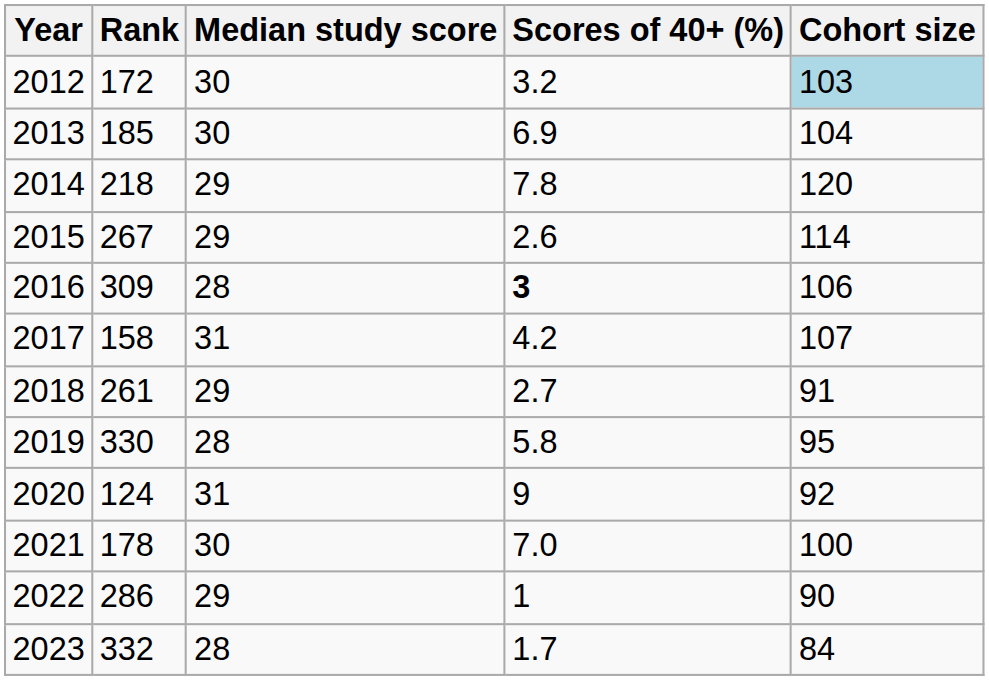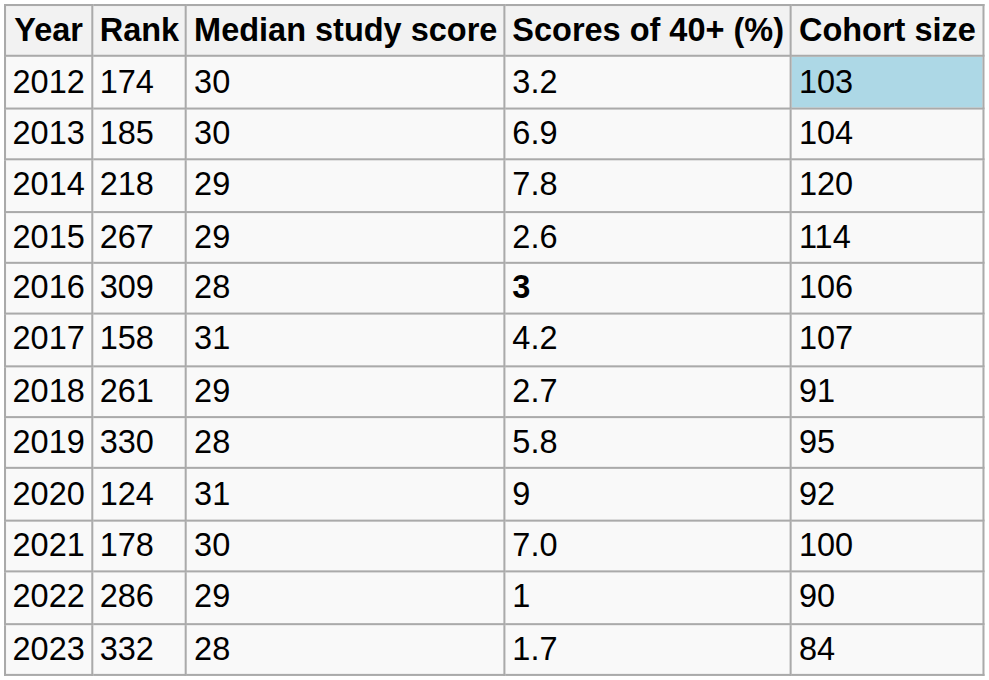(127, 81) 172 -> (127, 81) 174
